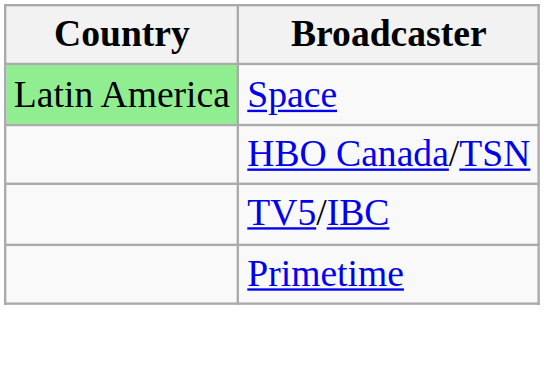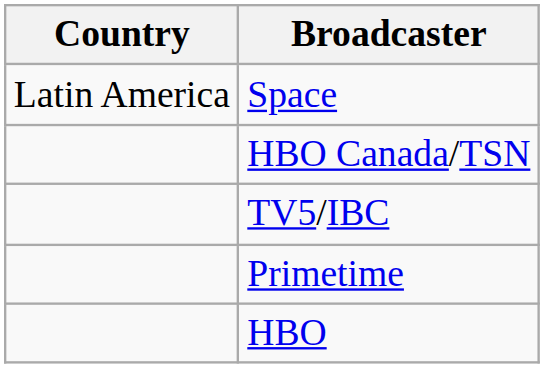(122, 93) lightgreen background -> (122, 93) no background
+ row: (287, 332)
